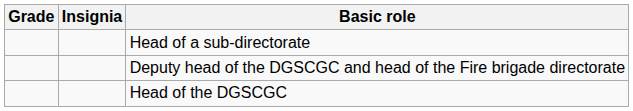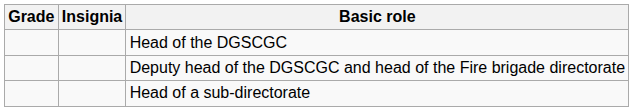rows swapped: (220, 42) <-> (208, 93)
